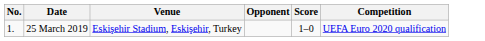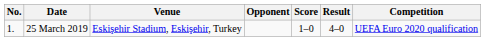+ column: (336, 12)
